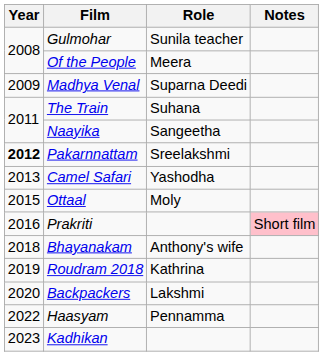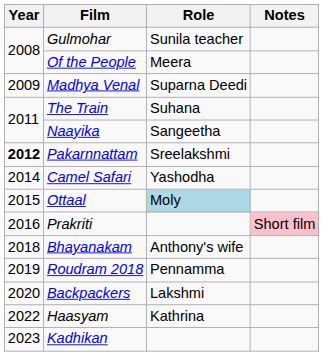(24, 177) 2013 -> (24, 177) 2014
(165, 200) no background -> (165, 200) lightblue background
(177, 270) Kathrina -> (187, 270) Pennamma
(187, 316) Pennamma -> (177, 316) Kathrina
